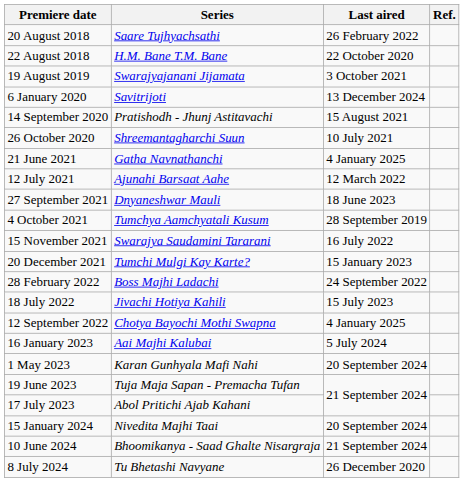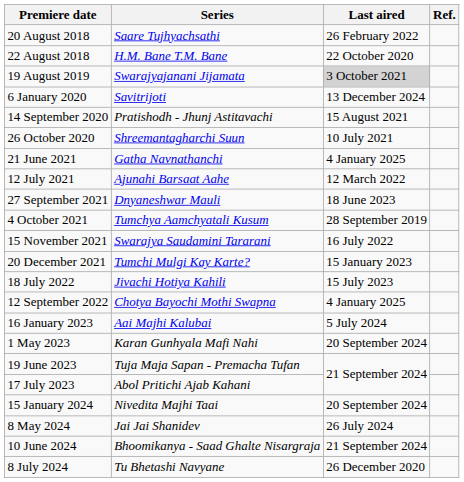(367, 76) no background -> (367, 76) lightgrey background
- row: (53, 281)
+ row: (39, 425)
